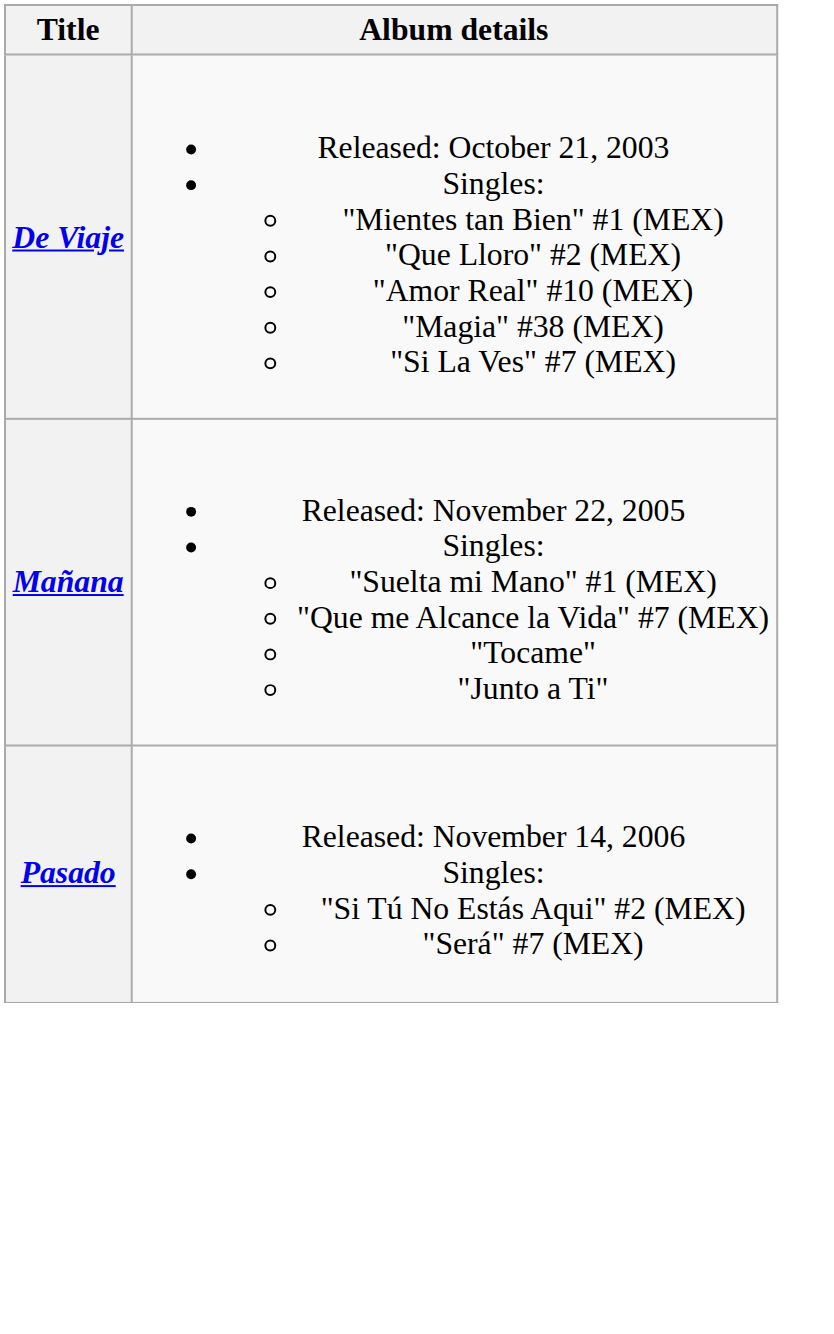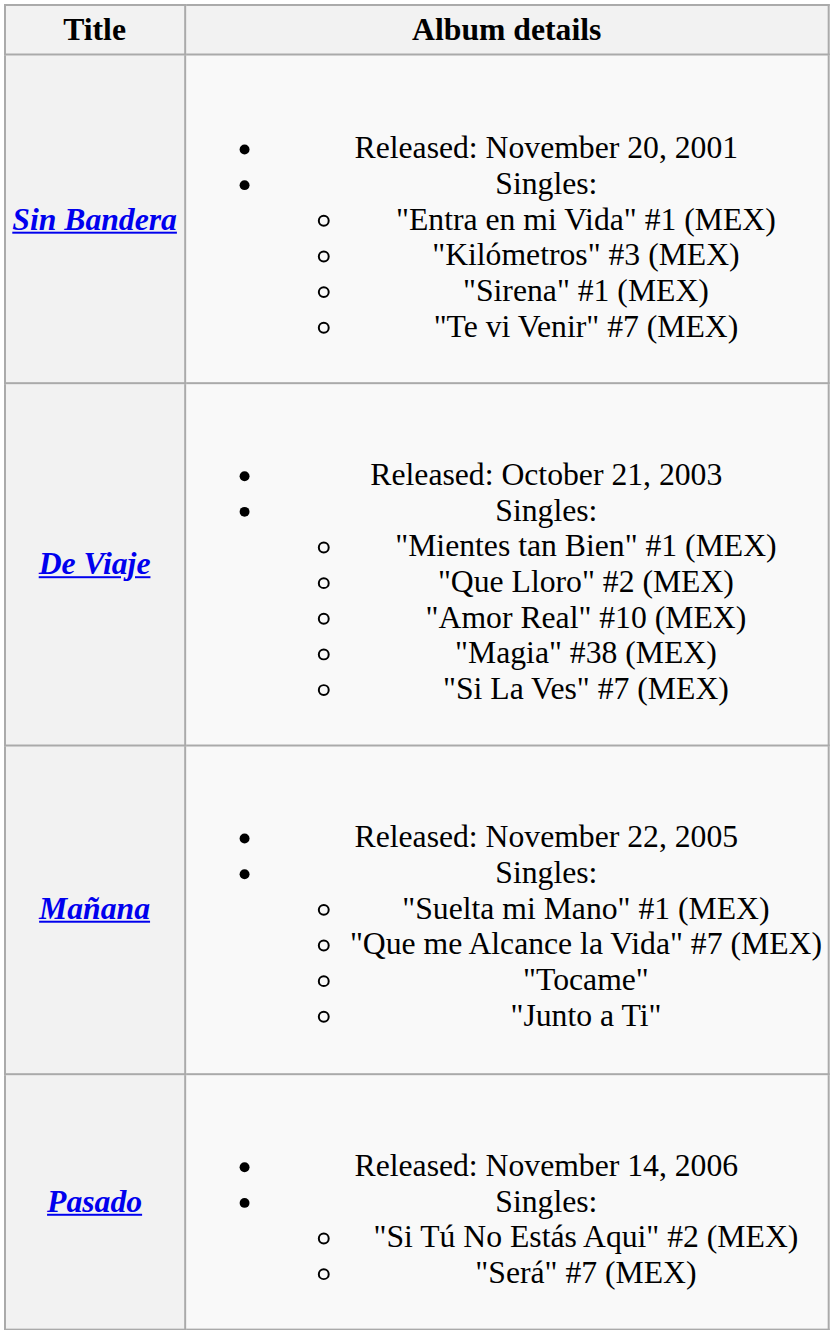+ row: (95, 218)
